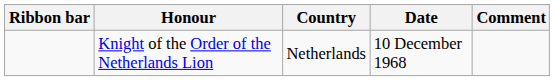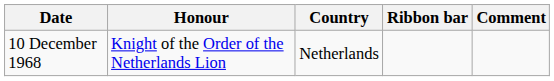columns swapped: (50, 17) <-> (421, 17)
